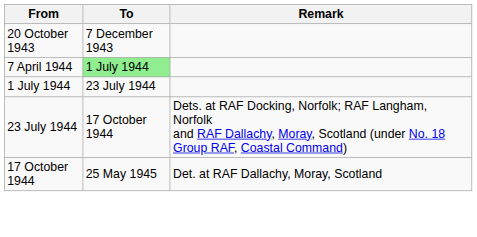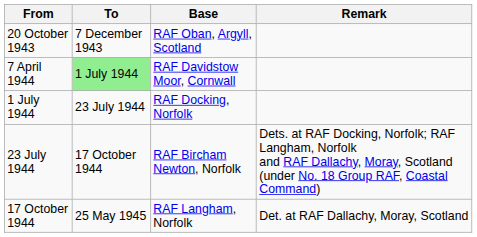+ column: (203, 14)
